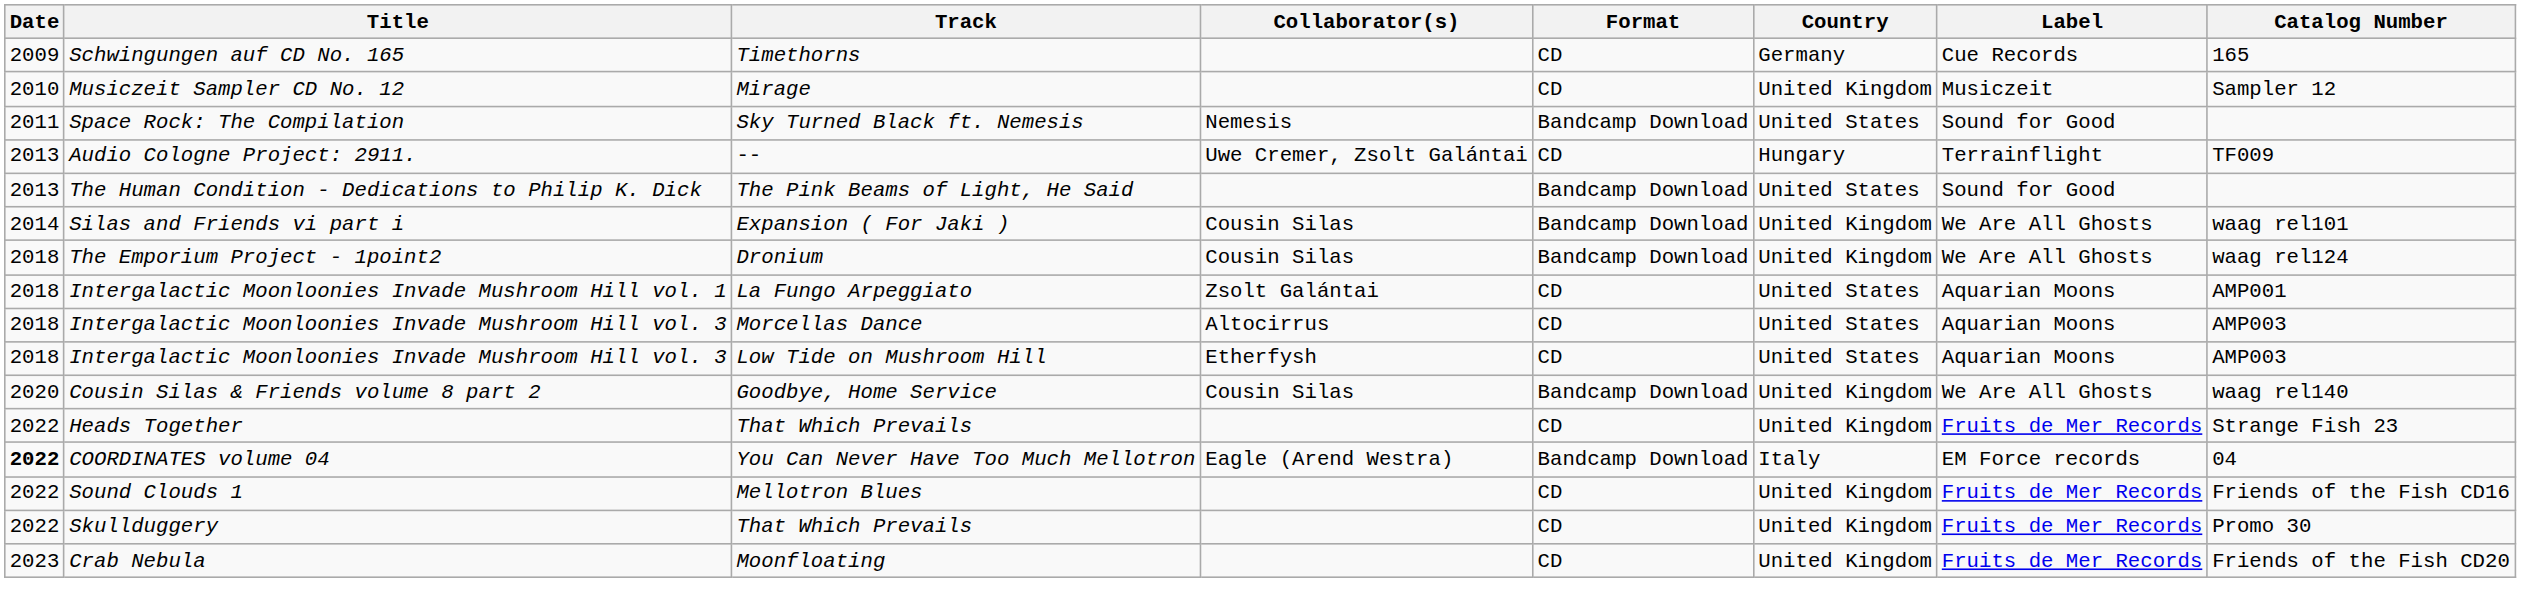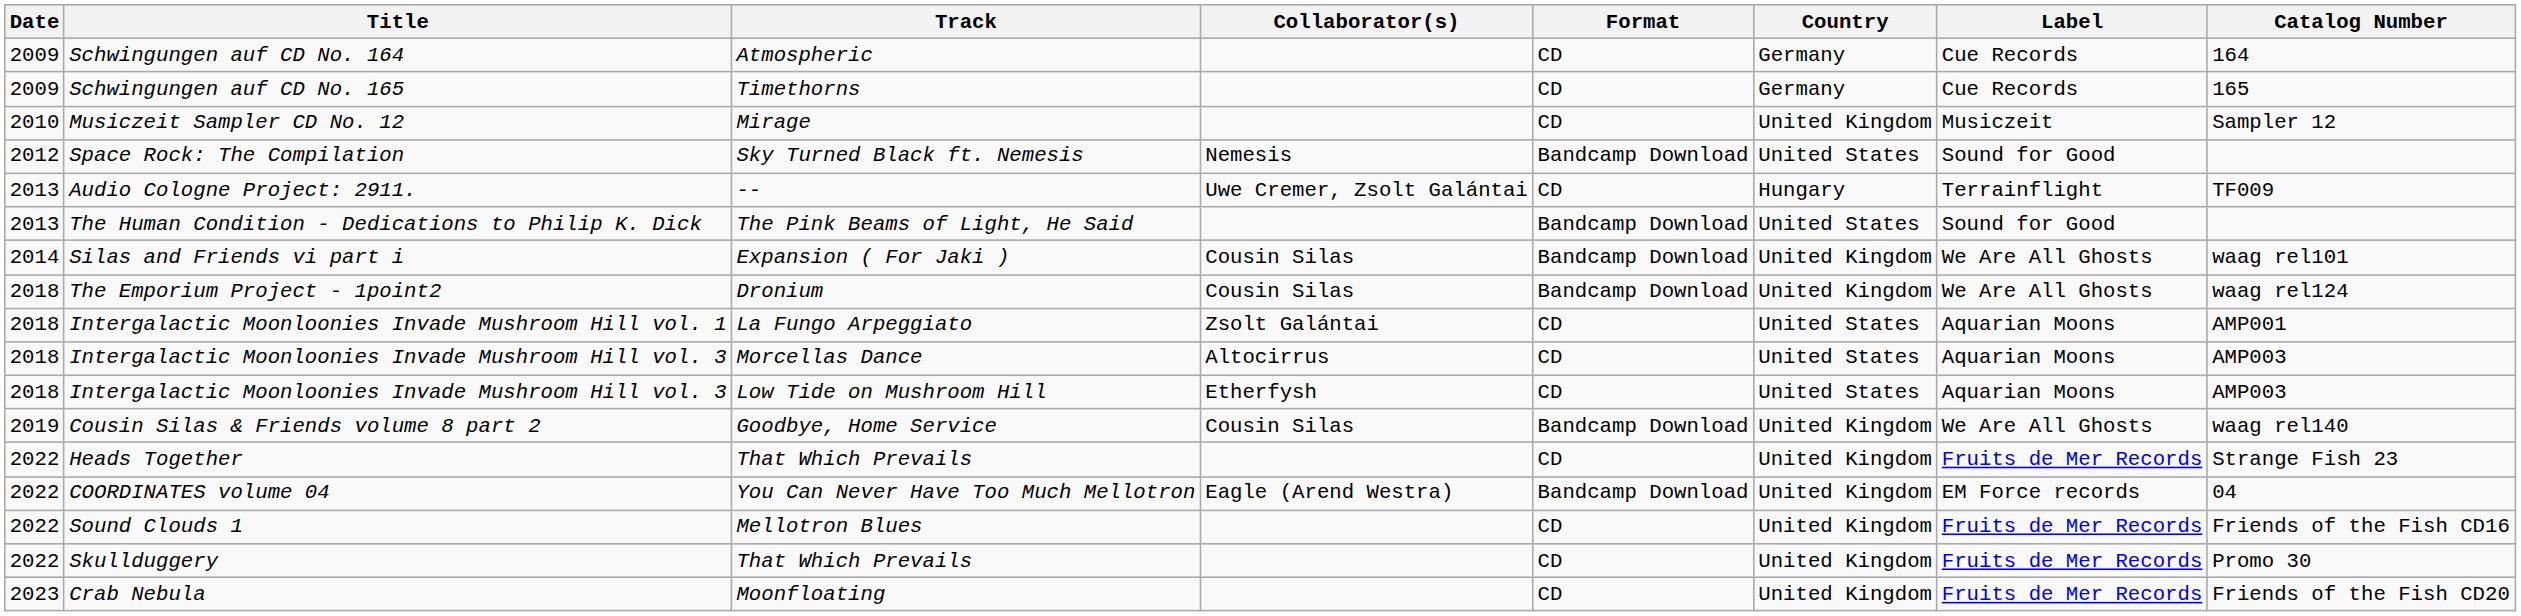+ row: (237, 55)
(35, 123) 2011 -> (35, 156) 2012
(35, 392) 2020 -> (35, 426) 2019
(35, 460) bold -> (35, 493) normal
(1789, 460) Italy -> (1845, 493) United Kingdom
